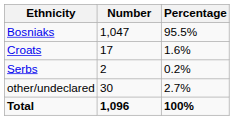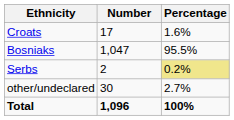rows swapped: (31, 32) <-> (24, 50)
(177, 69) no background -> (177, 69) khaki background
